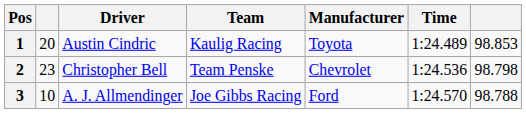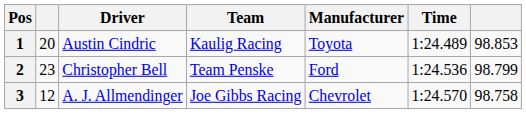(340, 69) Chevrolet -> (324, 69) Ford
(496, 69) 98.798 -> (496, 69) 98.799
(47, 95) 10 -> (47, 95) 12
(324, 95) Ford -> (340, 95) Chevrolet
(496, 95) 98.788 -> (496, 95) 98.758
